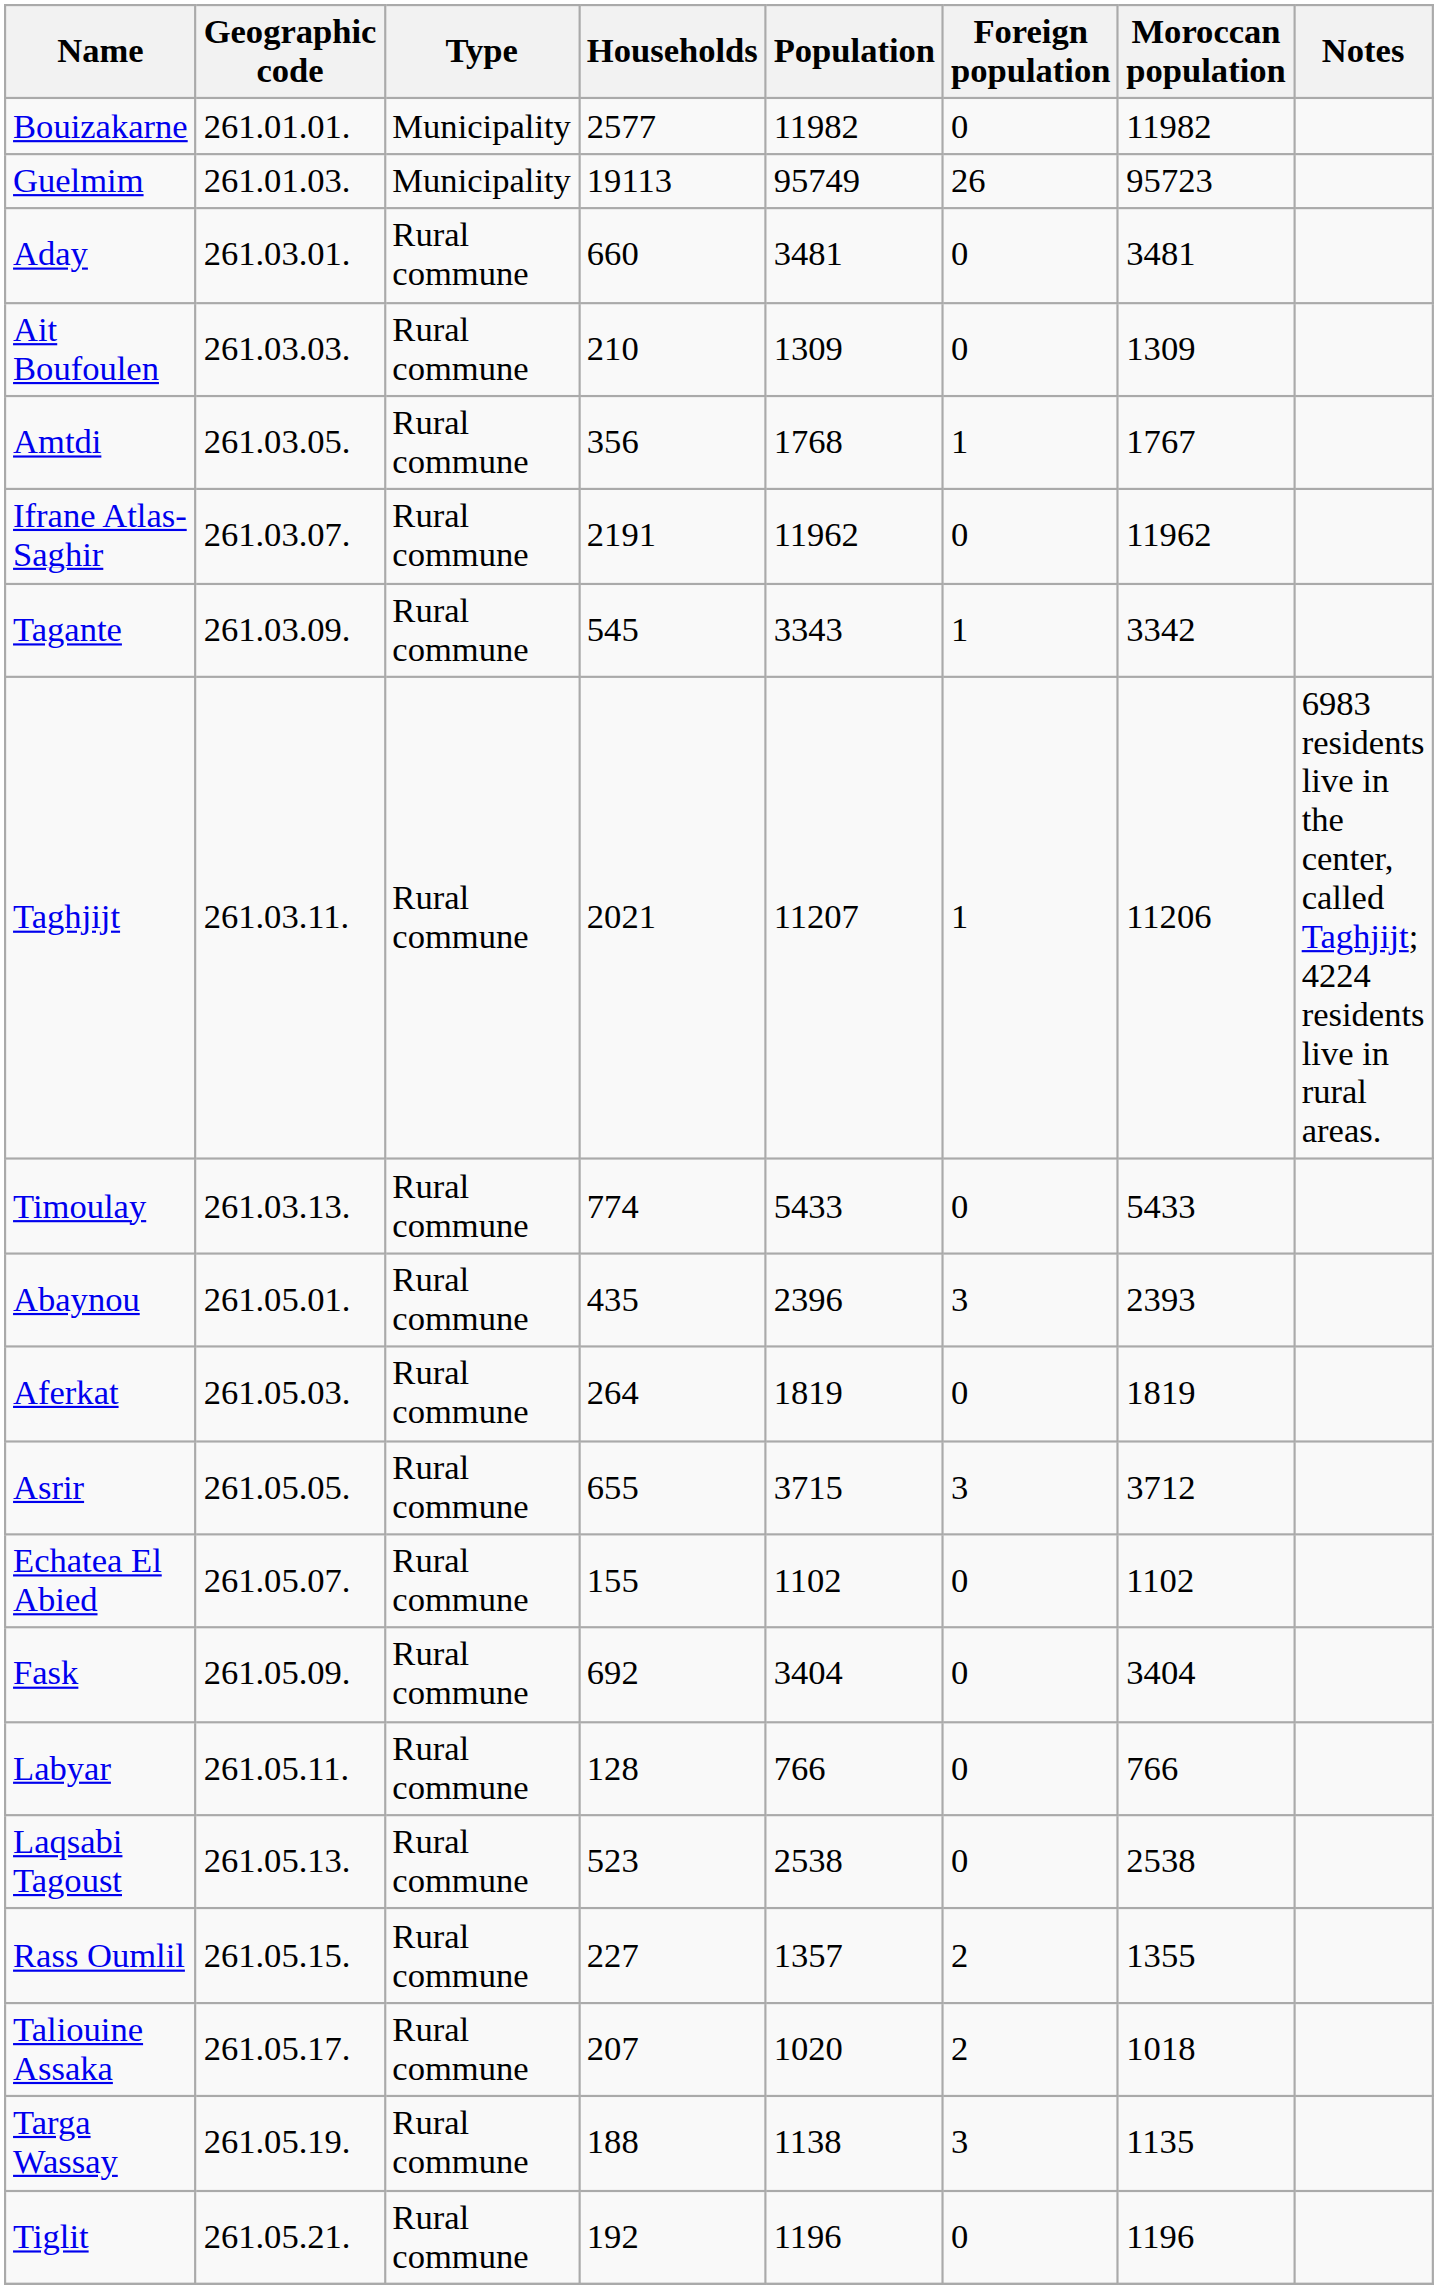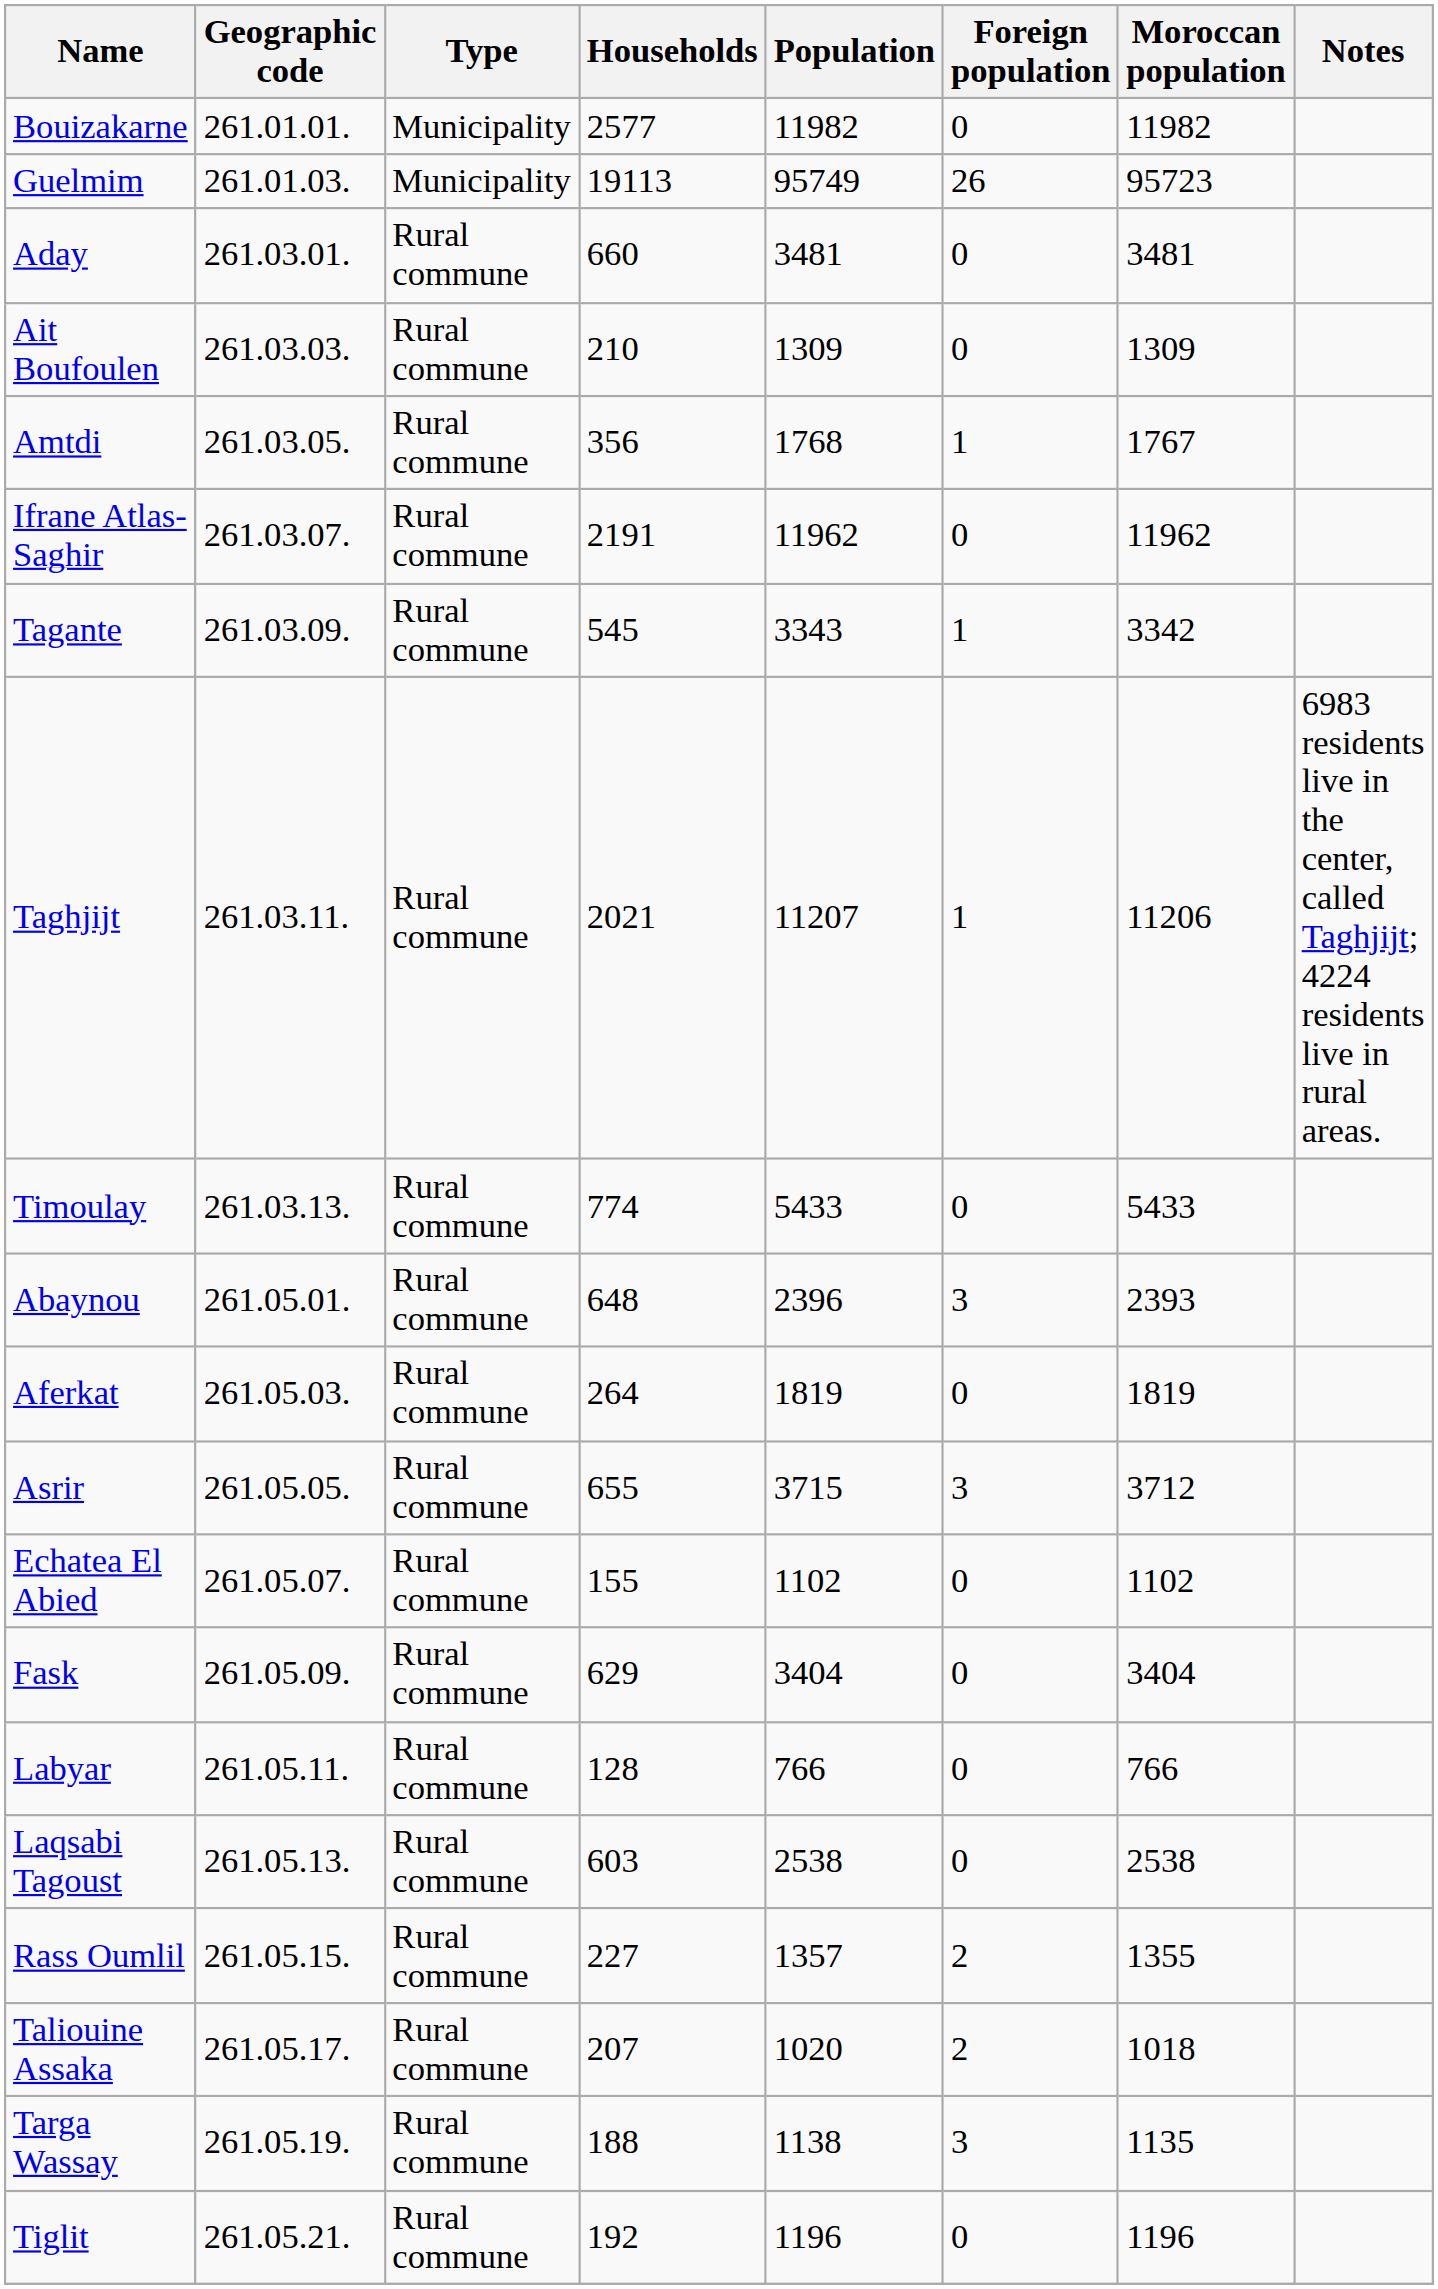(613, 1299) 435 -> (613, 1299) 648
(613, 1674) 692 -> (613, 1674) 629
(613, 1861) 523 -> (613, 1861) 603
